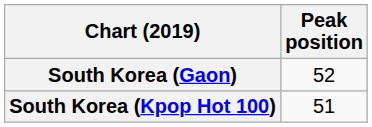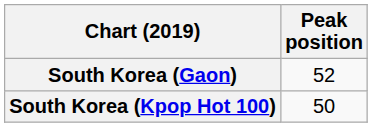(324, 106) 51 -> (324, 106) 50
